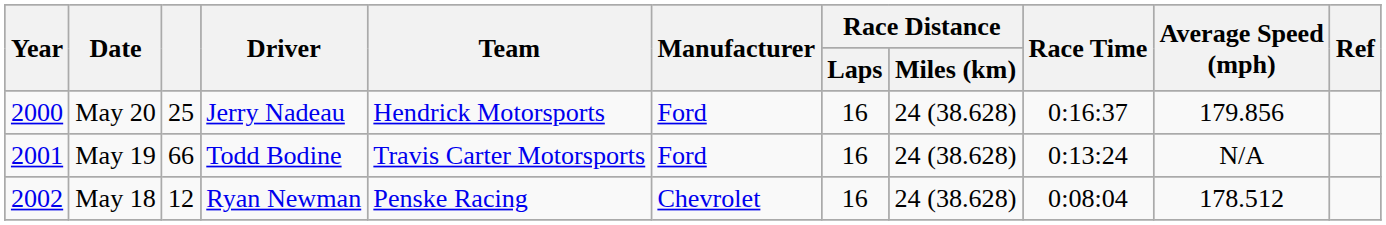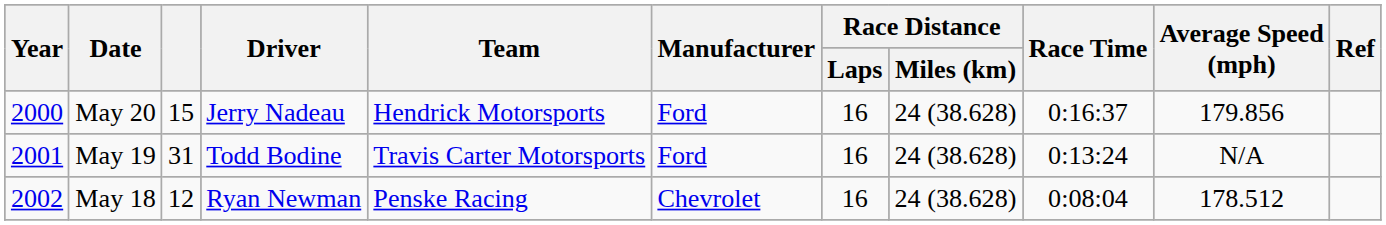(181, 112) 25 -> (181, 112) 15
(181, 155) 66 -> (181, 155) 31
